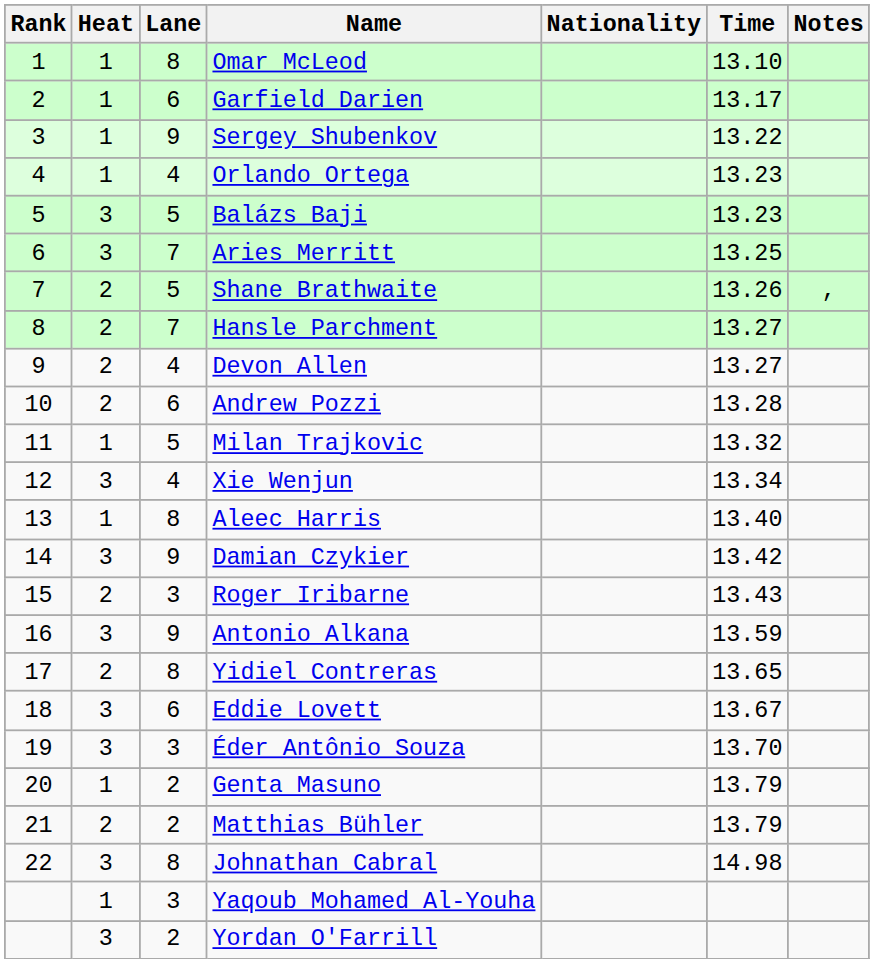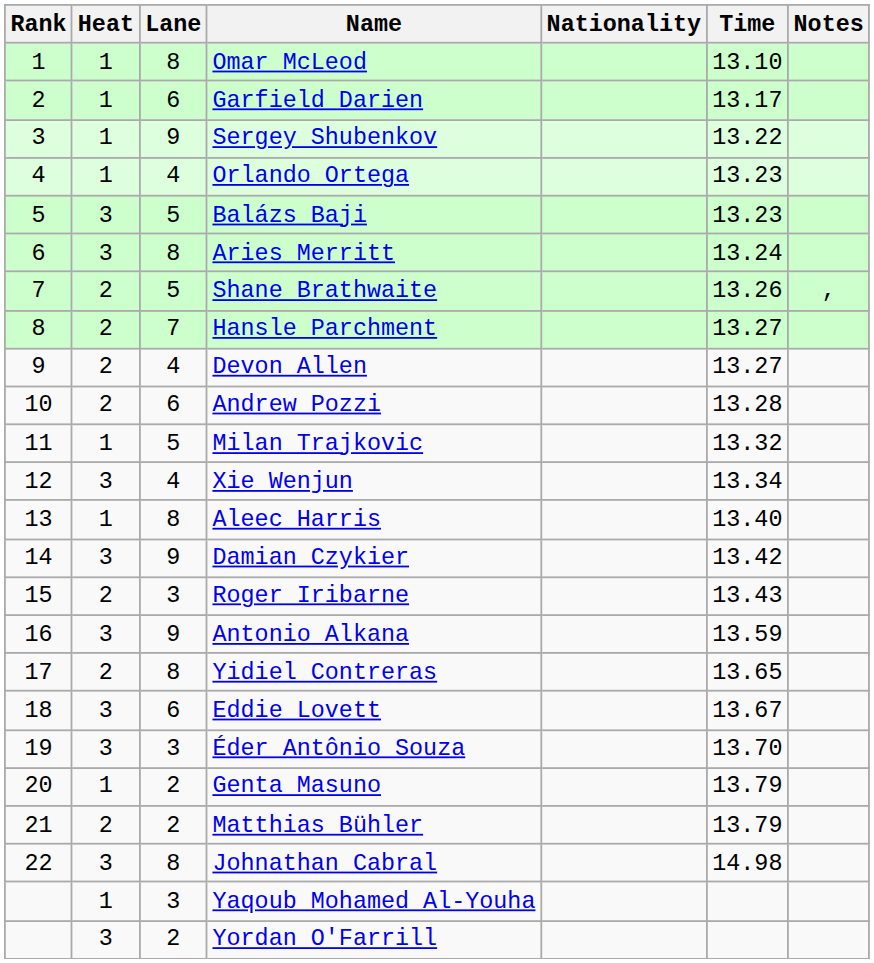(173, 253) 7 -> (173, 253) 8
(747, 253) 13.25 -> (747, 253) 13.24
